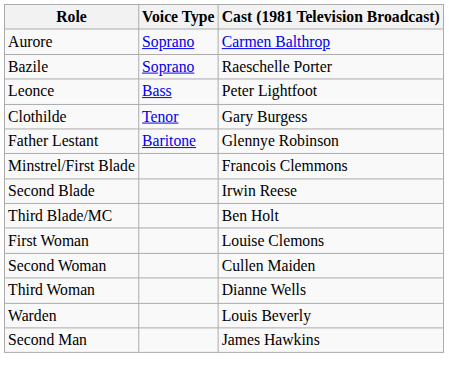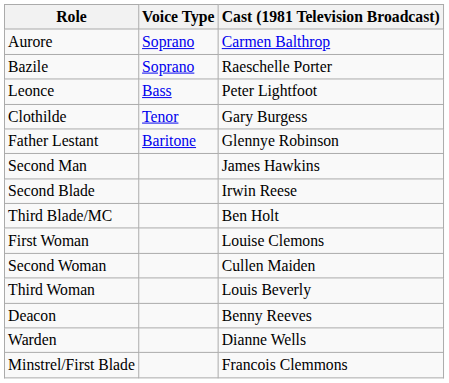rows swapped: (71, 166) <-> (48, 340)
(264, 290) Dianne Wells -> (266, 290) Louis Beverly
+ row: (32, 315)
(266, 315) Louis Beverly -> (264, 340) Dianne Wells
